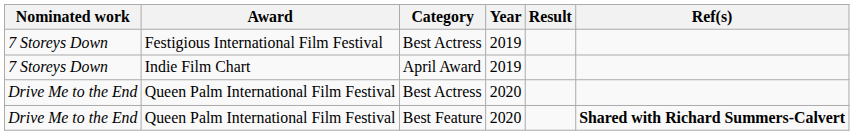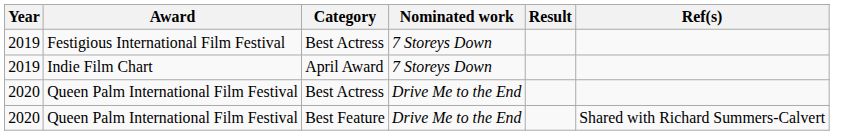columns swapped: (506, 17) <-> (73, 17)
(712, 117) bold -> (702, 117) normal
